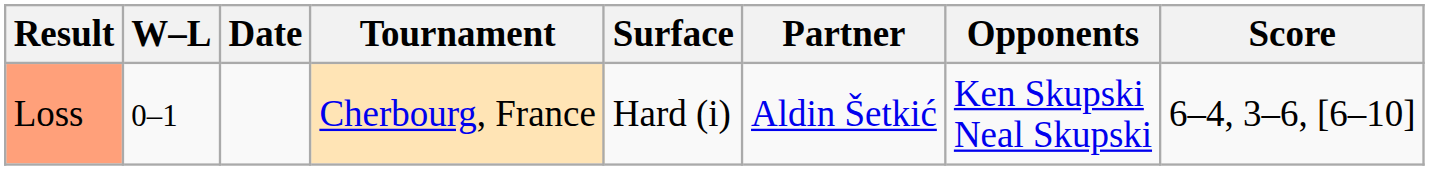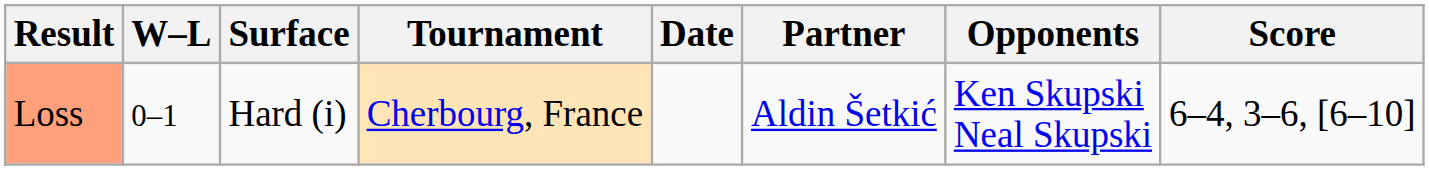columns swapped: (265, 33) <-> (673, 33)
